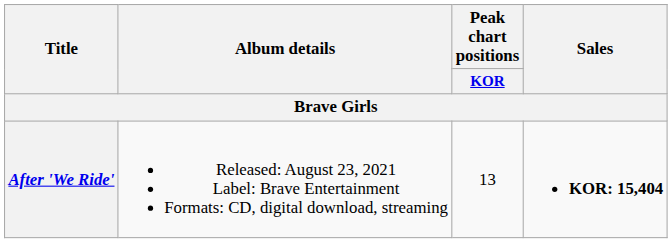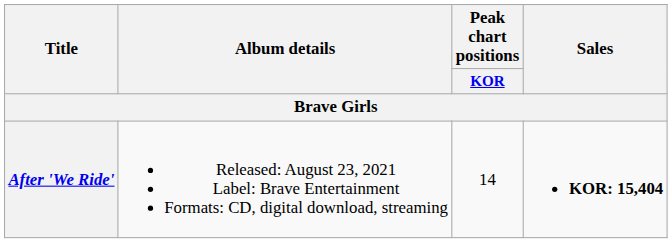(487, 178) 13 -> (487, 178) 14
